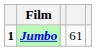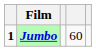(76, 35) 61 -> (76, 35) 60
